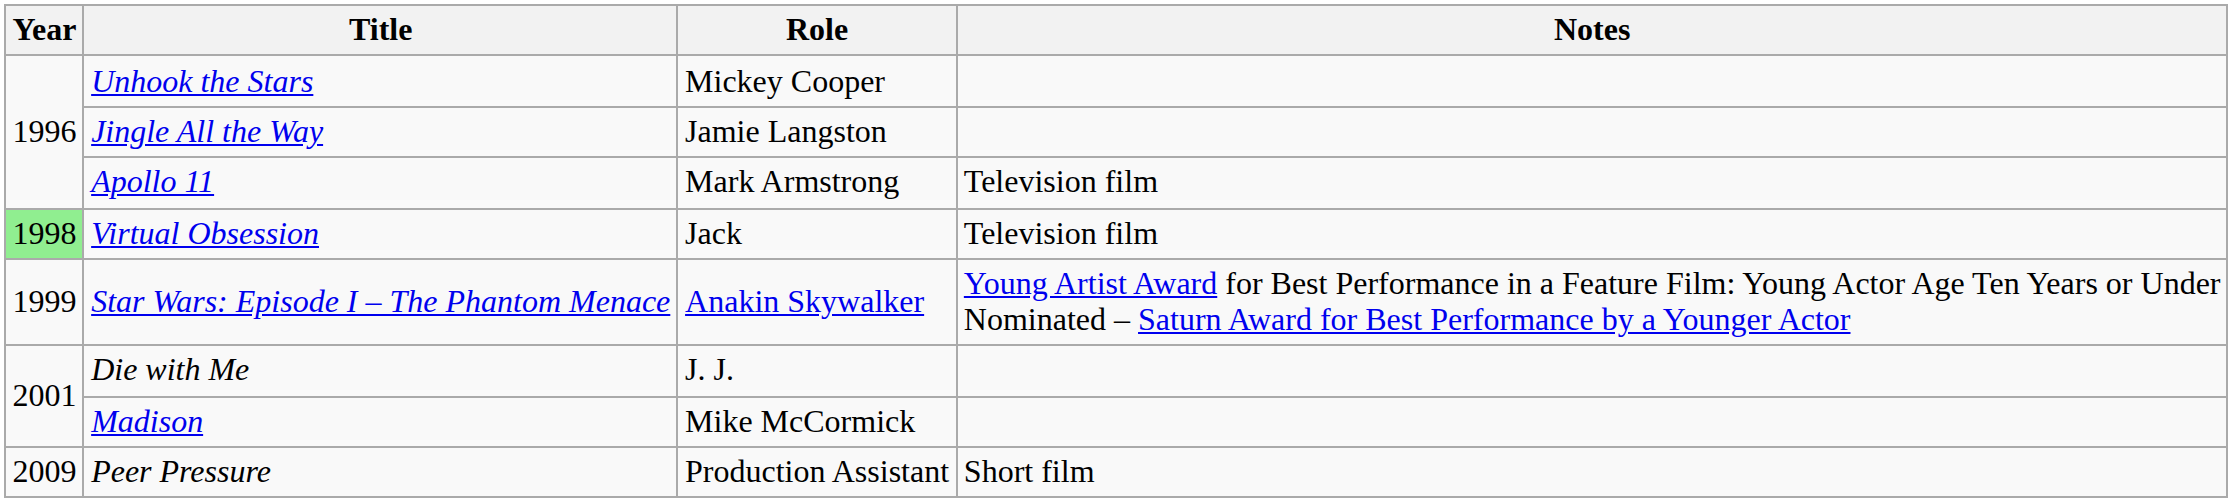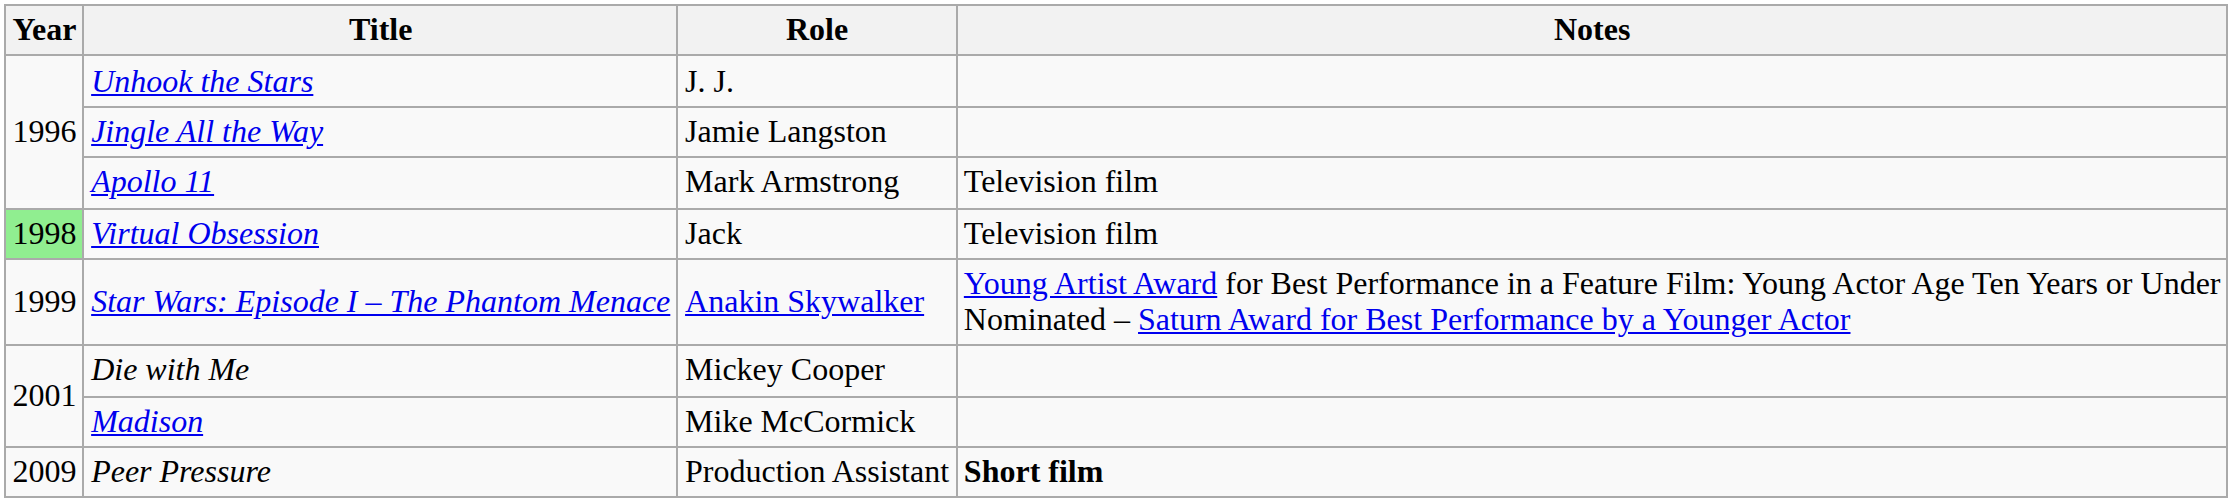(785, 80) Mickey Cooper -> (710, 80) J. J.
(710, 370) J. J. -> (785, 370) Mickey Cooper
(1029, 471) normal -> (1034, 471) bold
